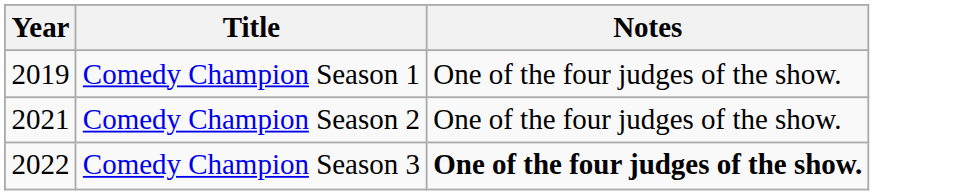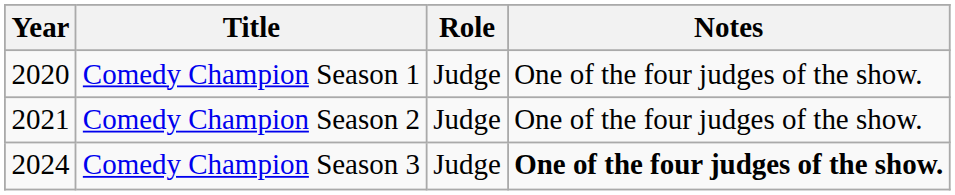+ column: (467, 27)
(41, 73) 2019 -> (41, 73) 2020
(41, 165) 2022 -> (41, 165) 2024
